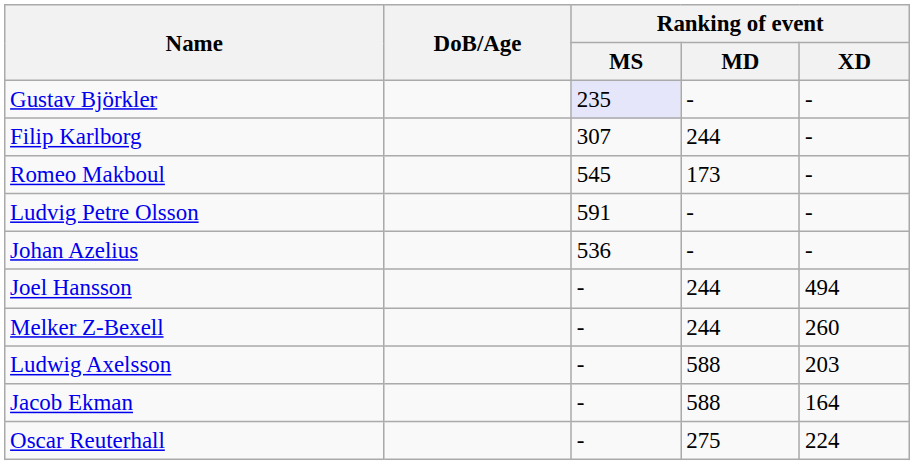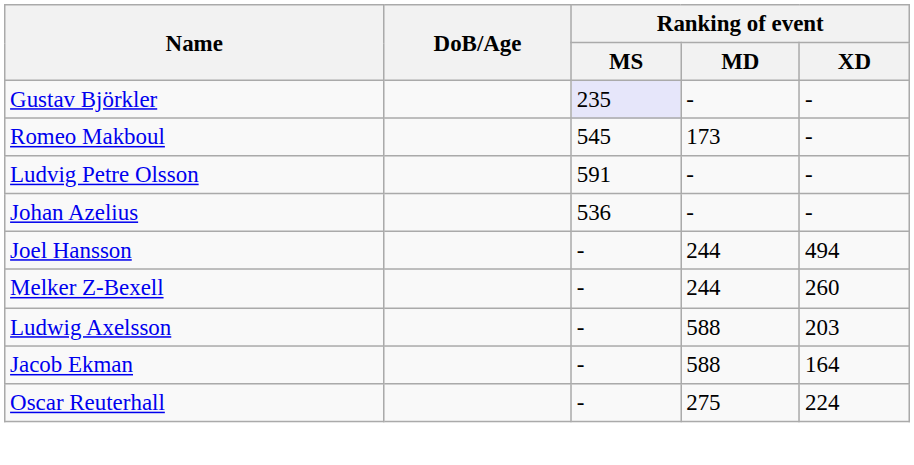- row: (76, 137)
